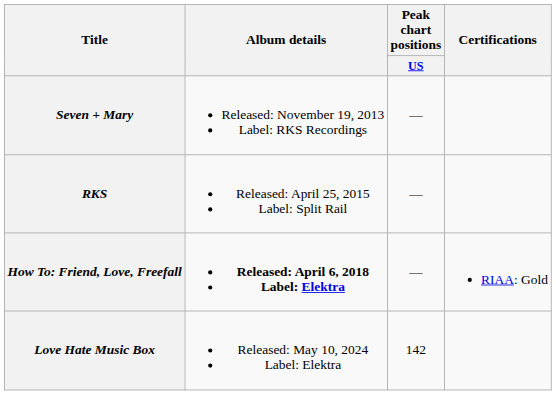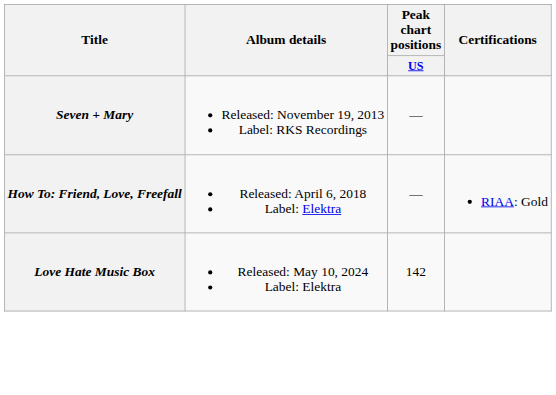- row: (95, 193)
(286, 280) bold -> (286, 201) normal
